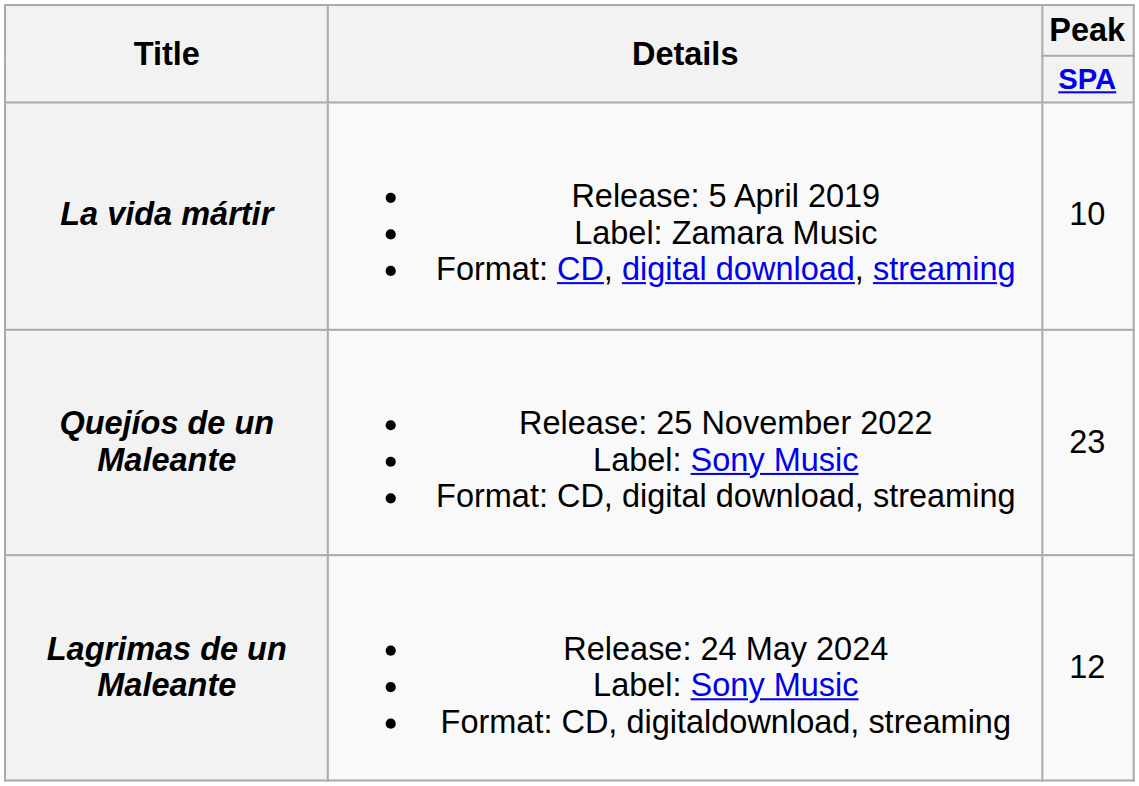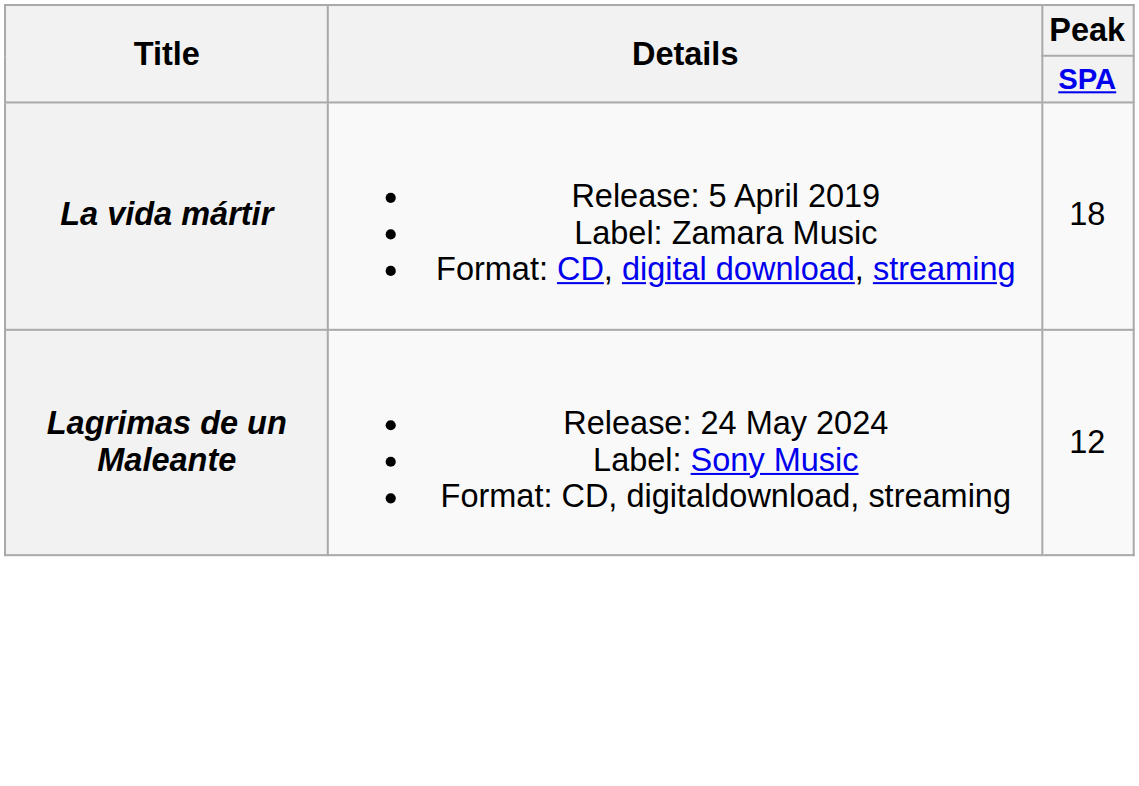(1087, 215) 10 -> (1087, 215) 18
- row: (167, 441)
